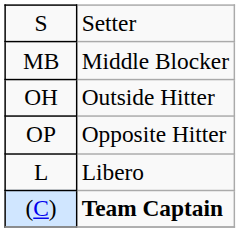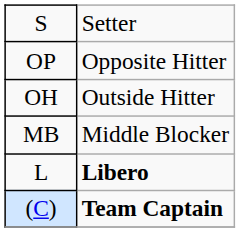rows swapped: (41, 60) <-> (41, 134)
(113, 171) normal -> (115, 171) bold
